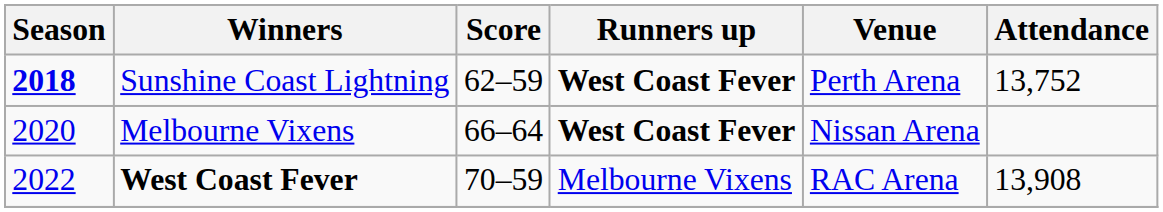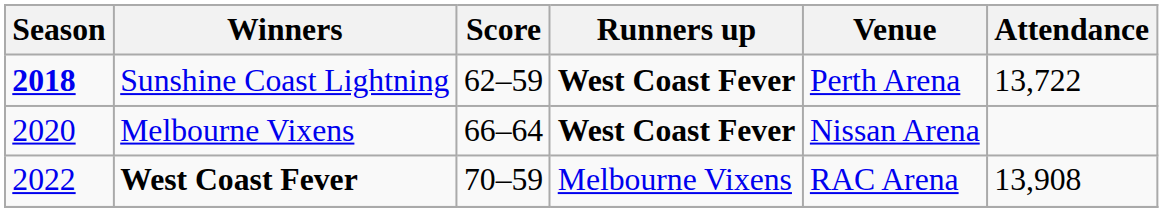(1038, 79) 13,752 -> (1038, 79) 13,722
